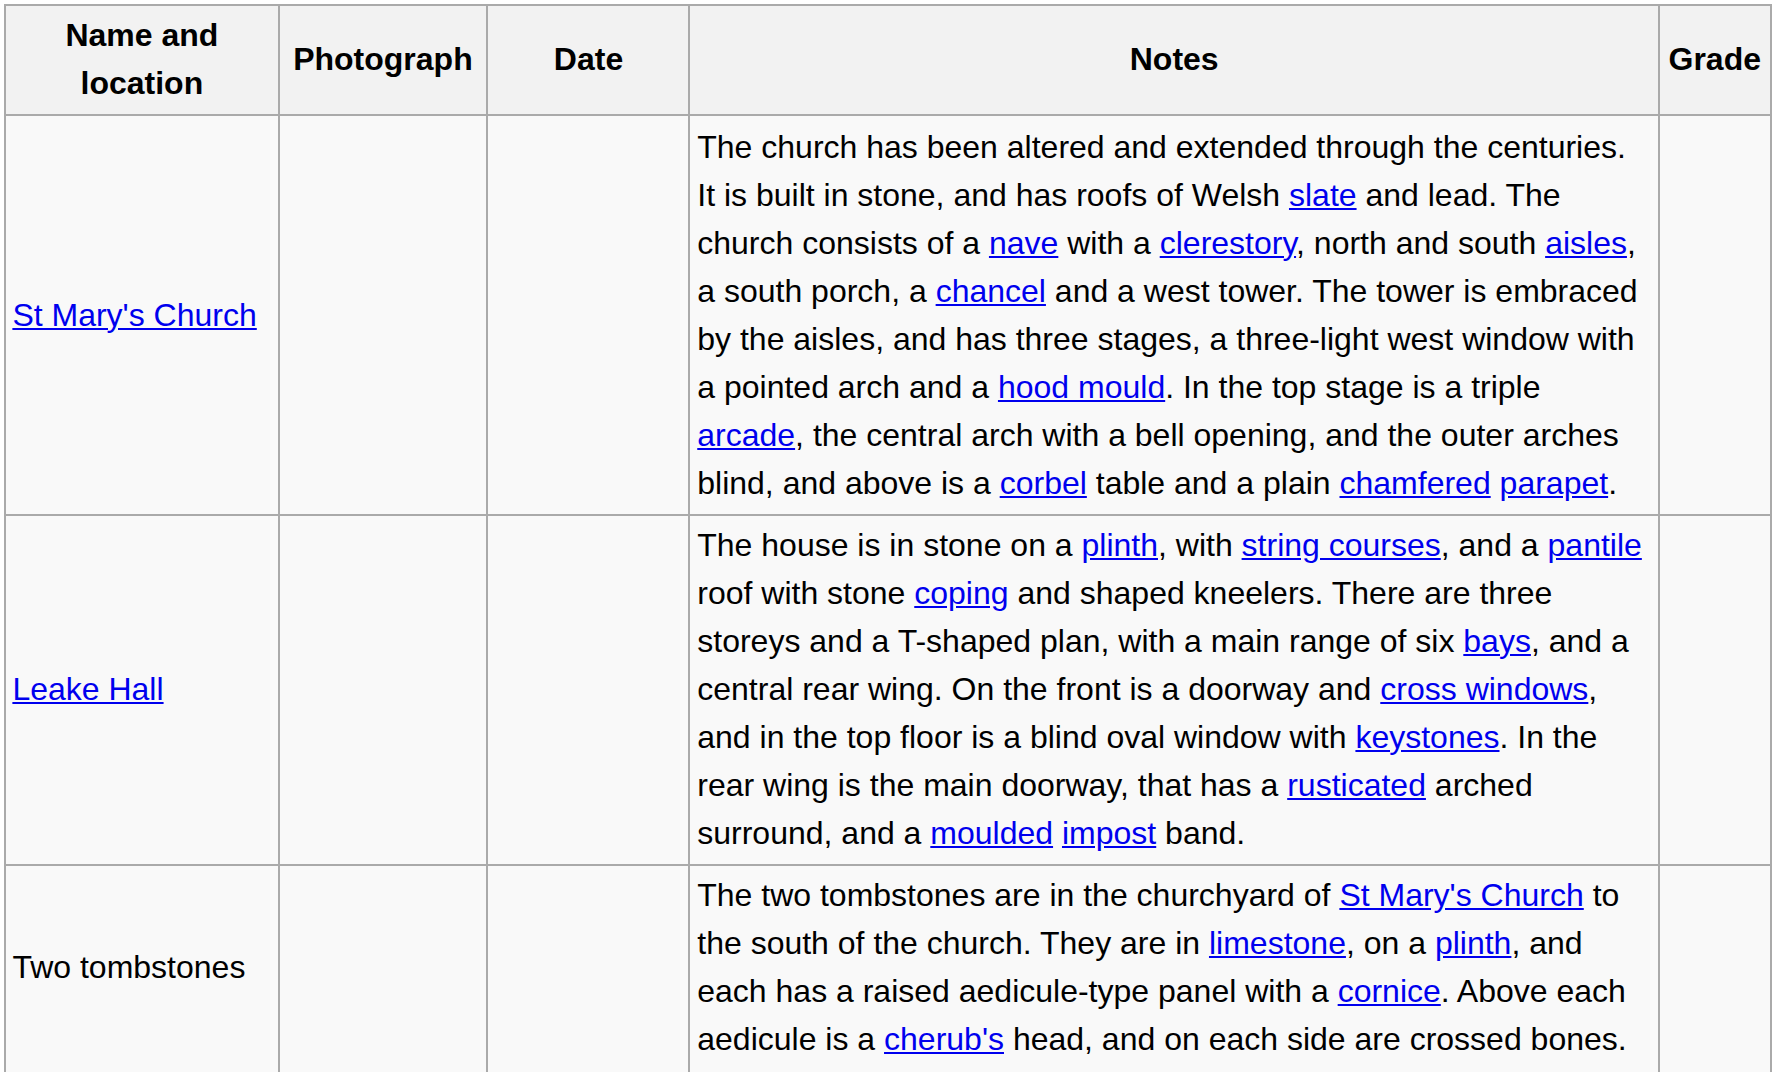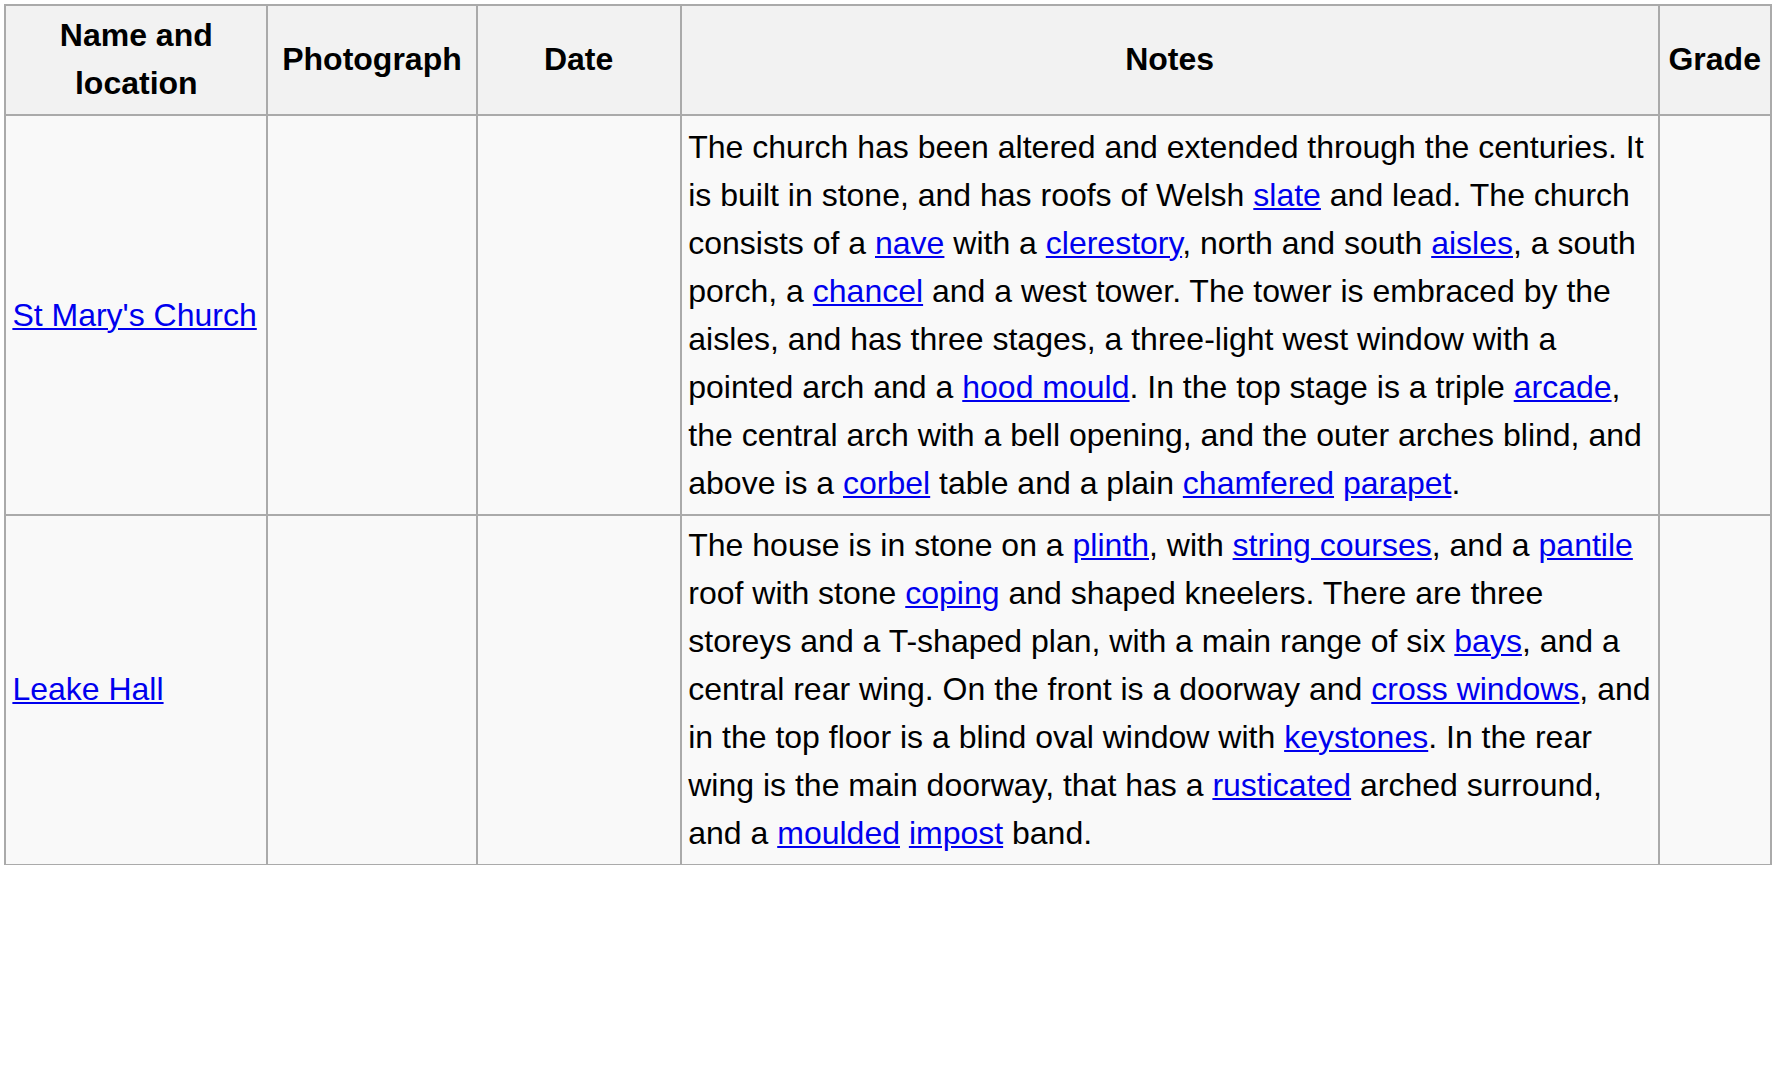- row: (129, 968)
